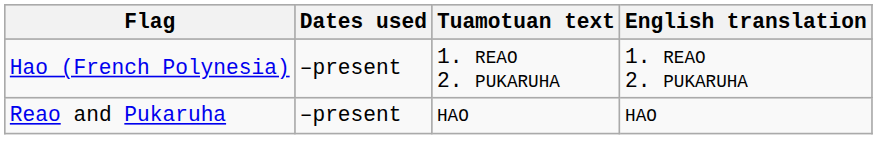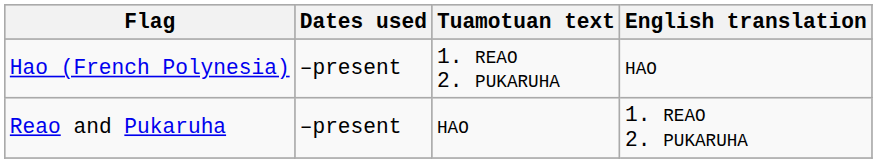(687, 69) 1. REAO 2. PUKARUHA -> (641, 70) HAO
(641, 116) HAO -> (687, 128) 1. REAO 2. PUKARUHA
